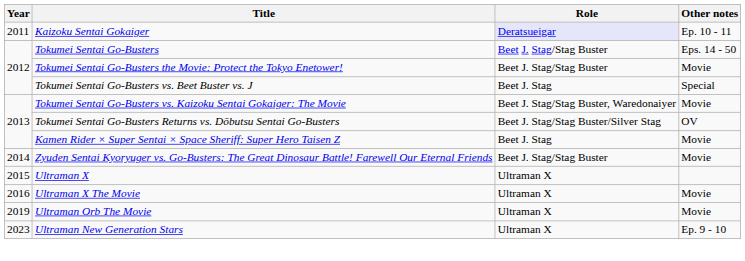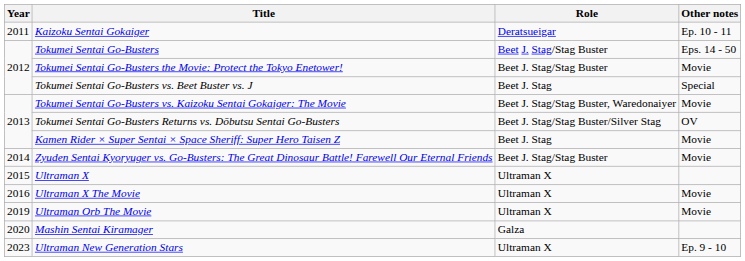(527, 31) lavender background -> (527, 31) no background
+ row: (94, 229)
